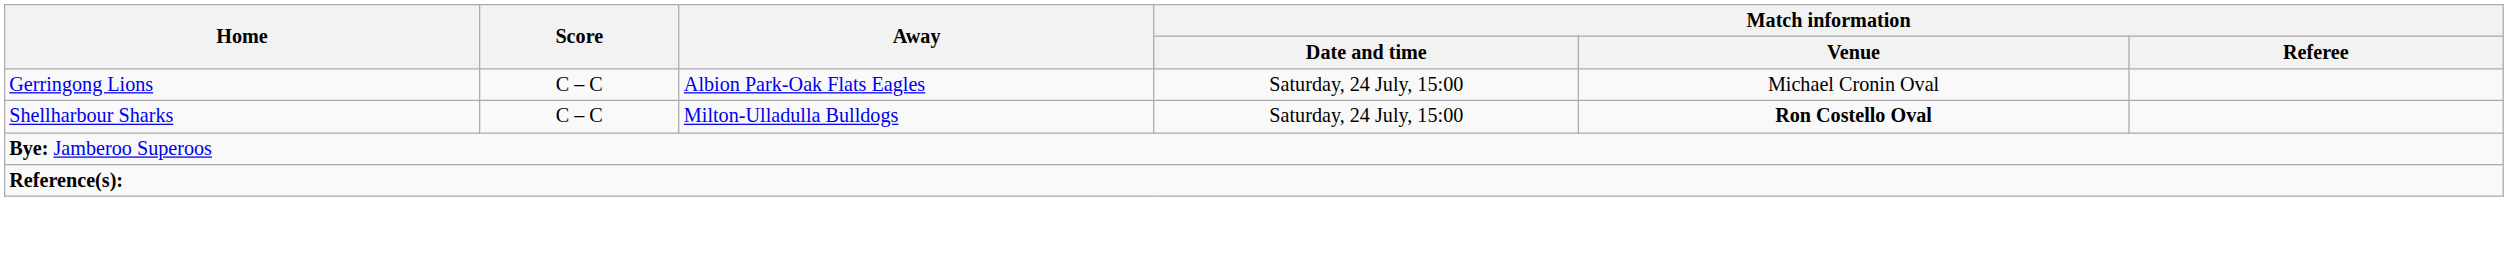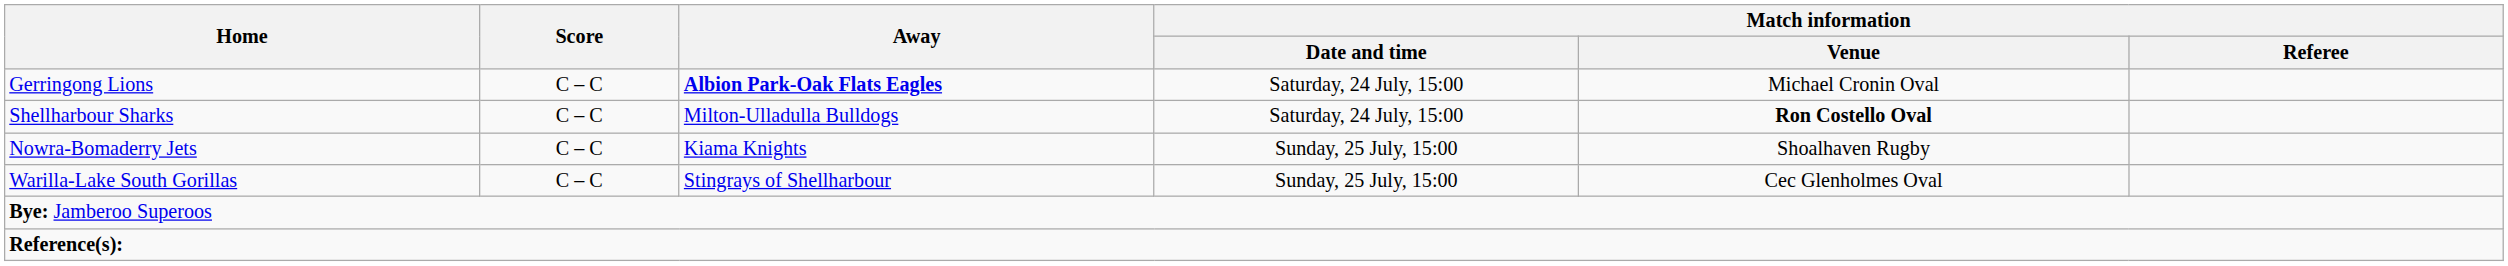(805, 84) normal -> (813, 84) bold
+ row: (103, 148)
+ row: (123, 180)
